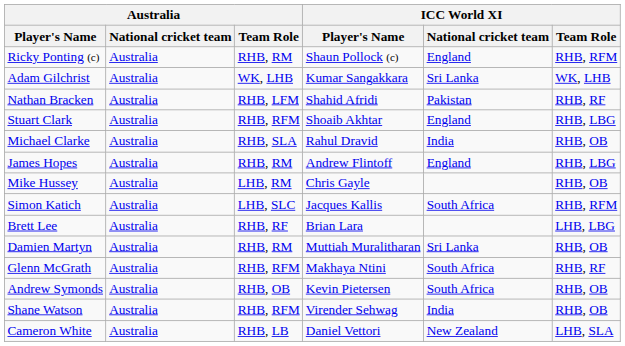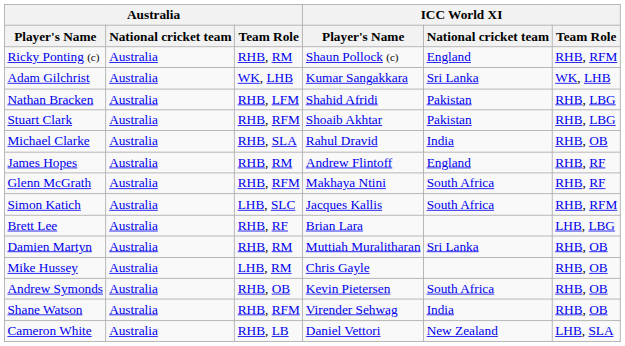(580, 99) RHB, RF -> (585, 99) RHB, LBG
(449, 120) England -> (449, 120) Pakistan
(585, 162) RHB, LBG -> (580, 162) RHB, RF
rows swapped: (43, 183) <-> (49, 267)
